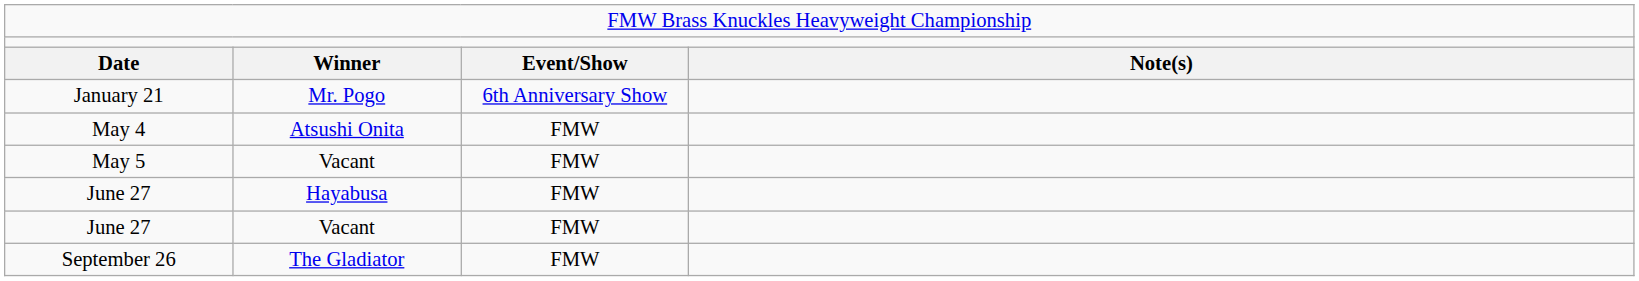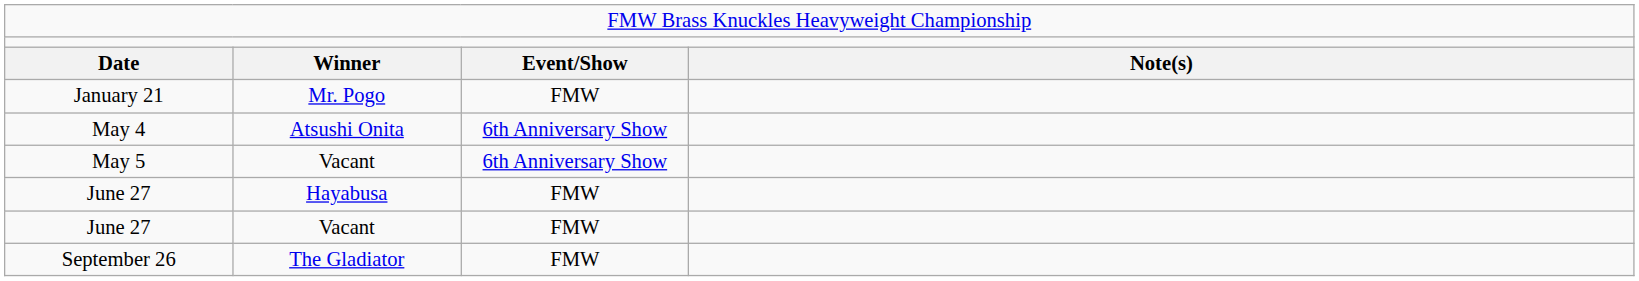(575, 95) 6th Anniversary Show -> (575, 95) FMW
(575, 128) FMW -> (575, 128) 6th Anniversary Show
(575, 161) FMW -> (575, 161) 6th Anniversary Show
